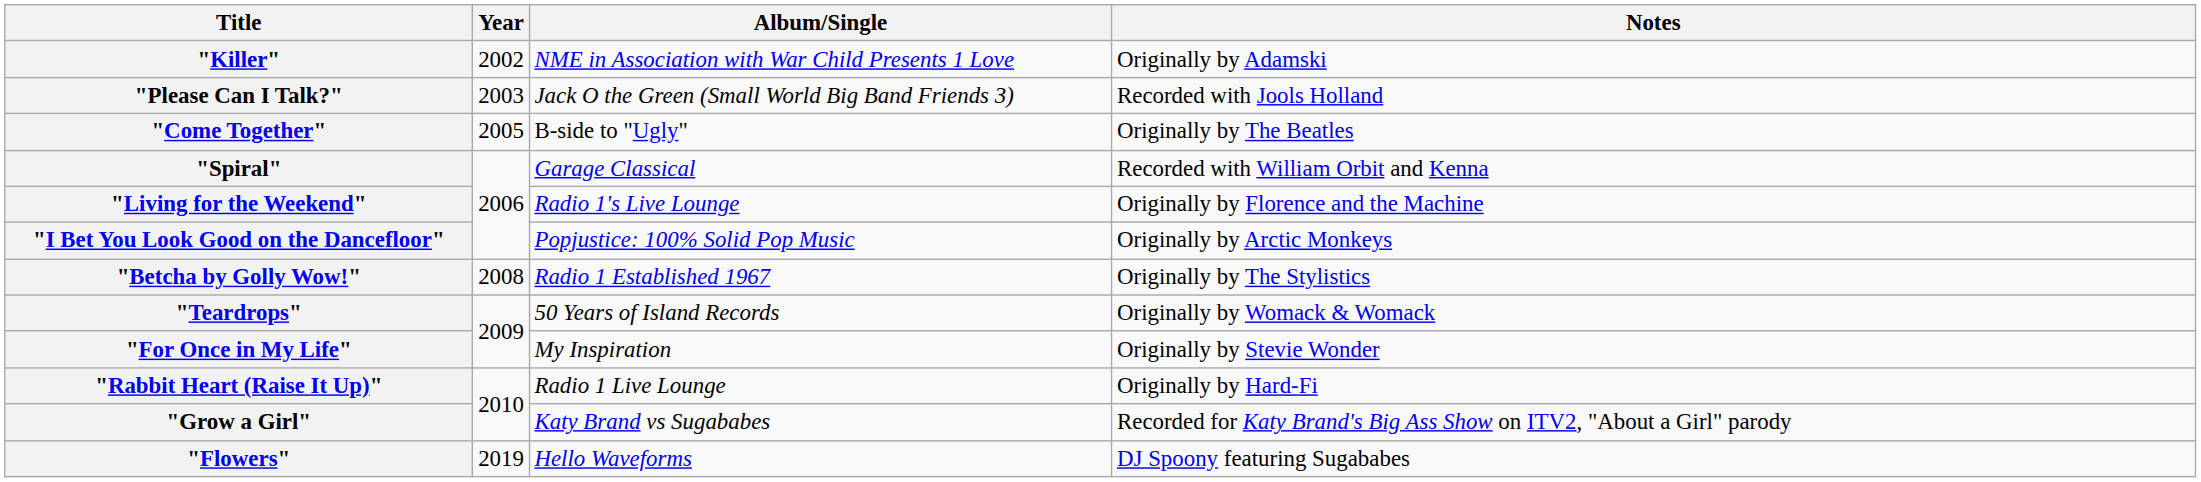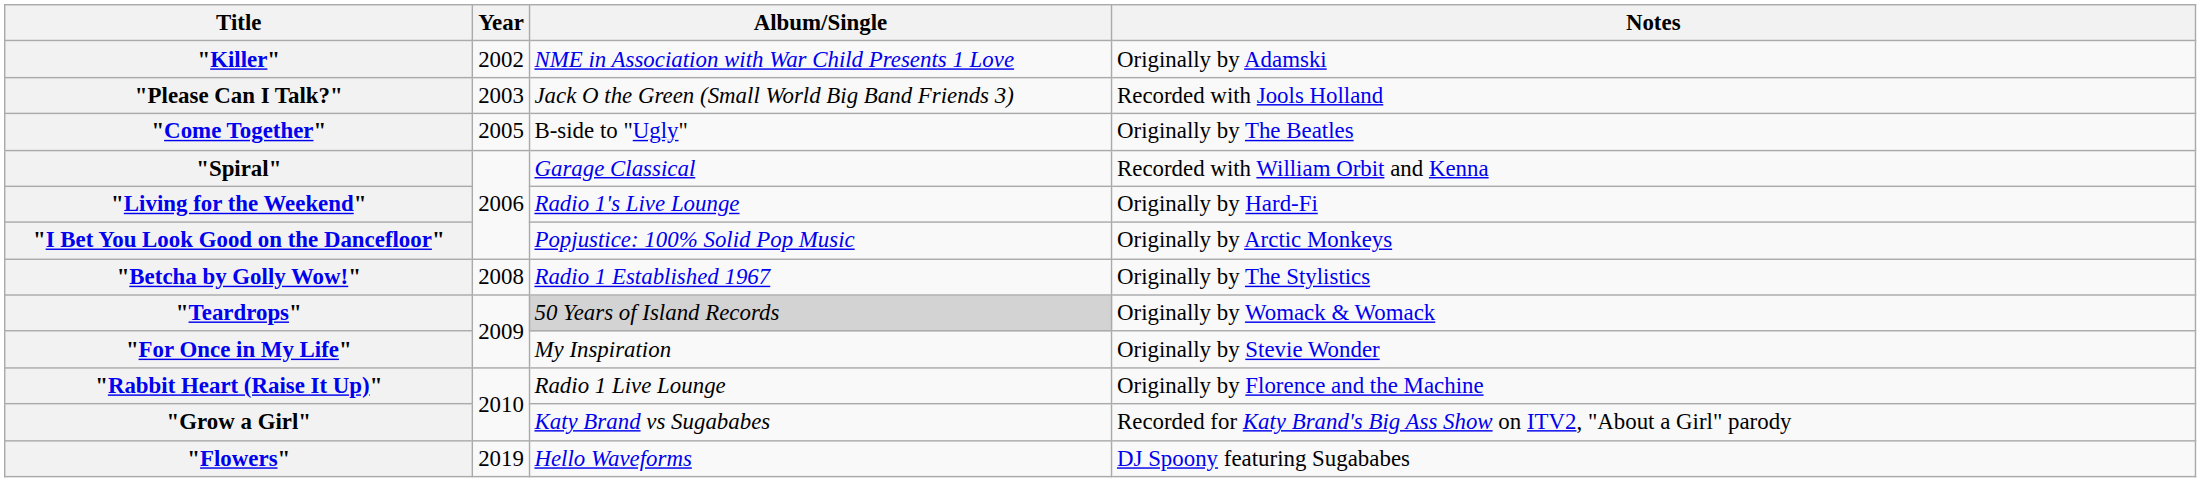(1300, 204) Originally by Florence and the Machine -> (1217, 204) Originally by Hard-Fi
(657, 312) no background -> (657, 312) lightgrey background
(1217, 385) Originally by Hard-Fi -> (1300, 385) Originally by Florence and the Machine
